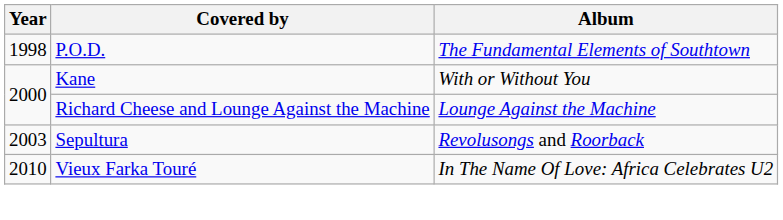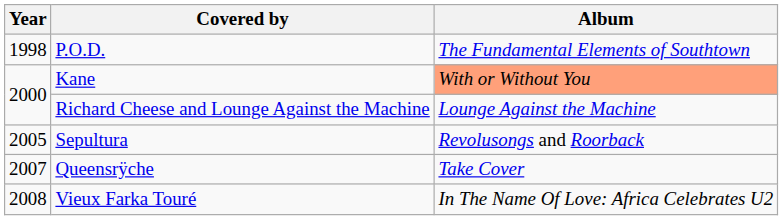(514, 79) no background -> (514, 79) lightsalmon background
(28, 139) 2003 -> (28, 139) 2005
+ row: (105, 169)
(28, 169) 2010 -> (28, 199) 2008
